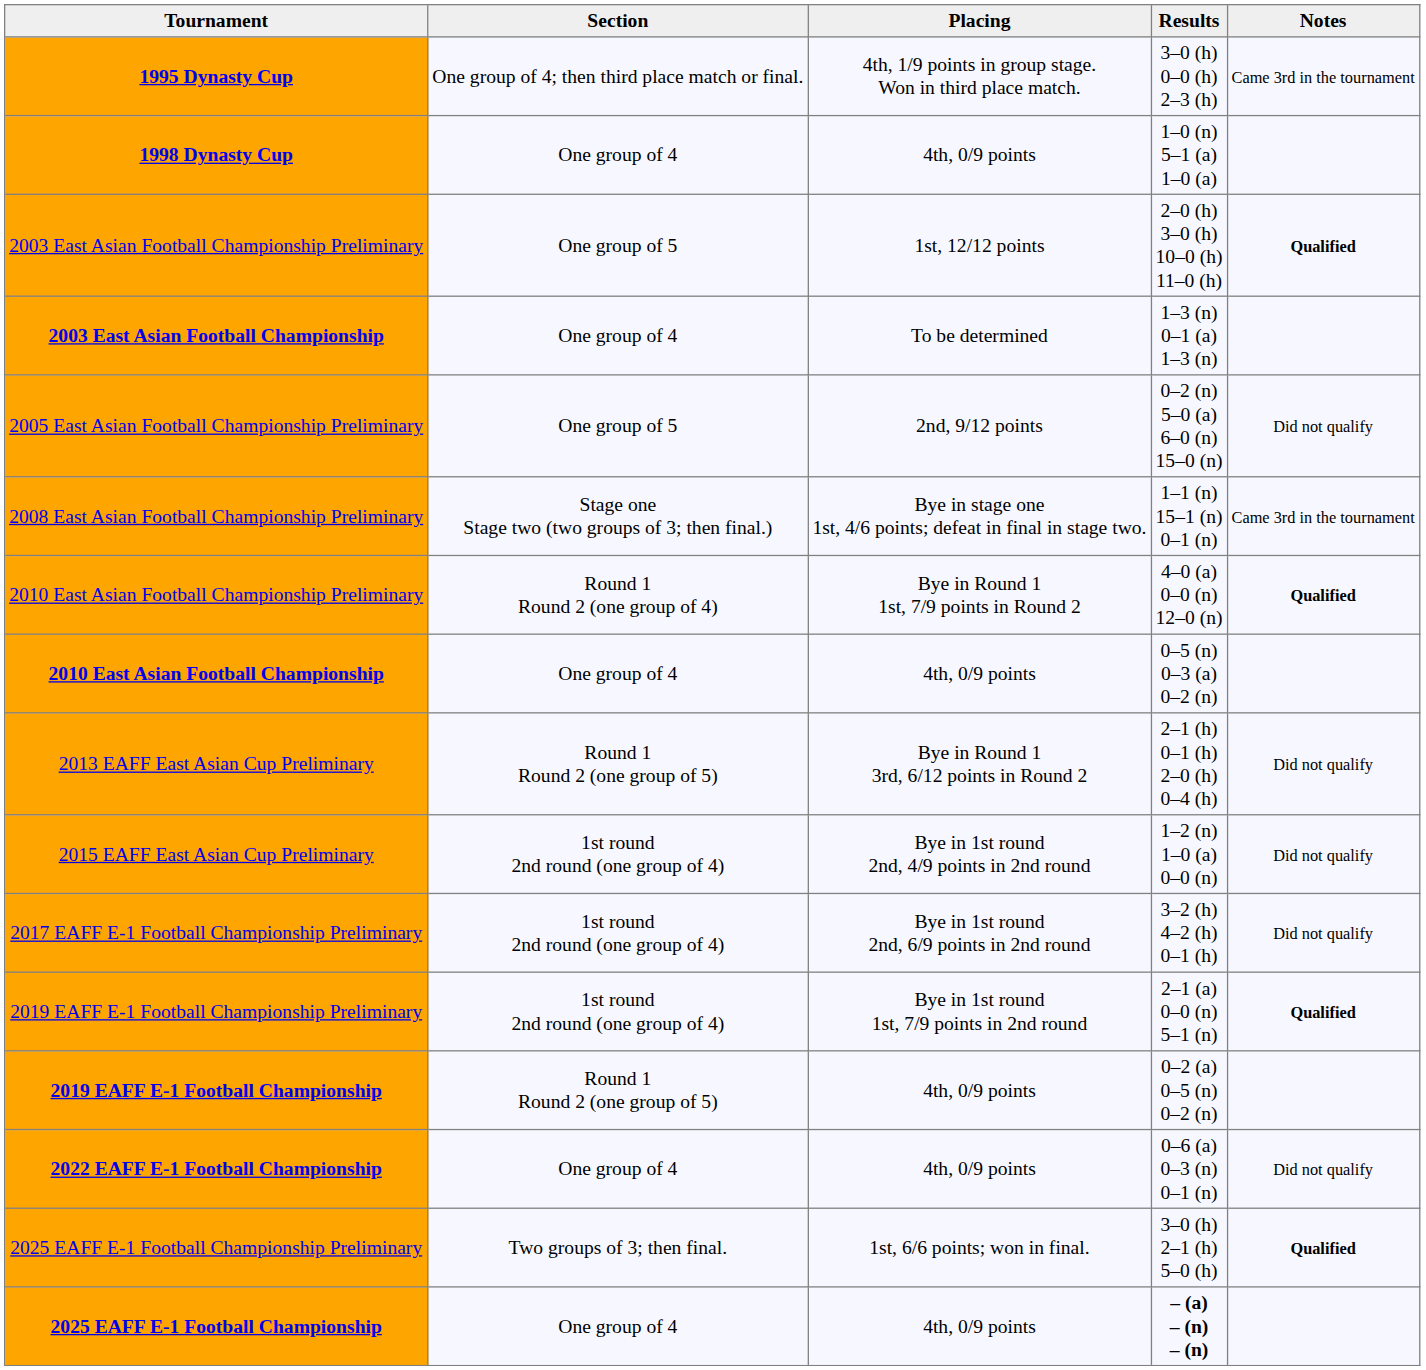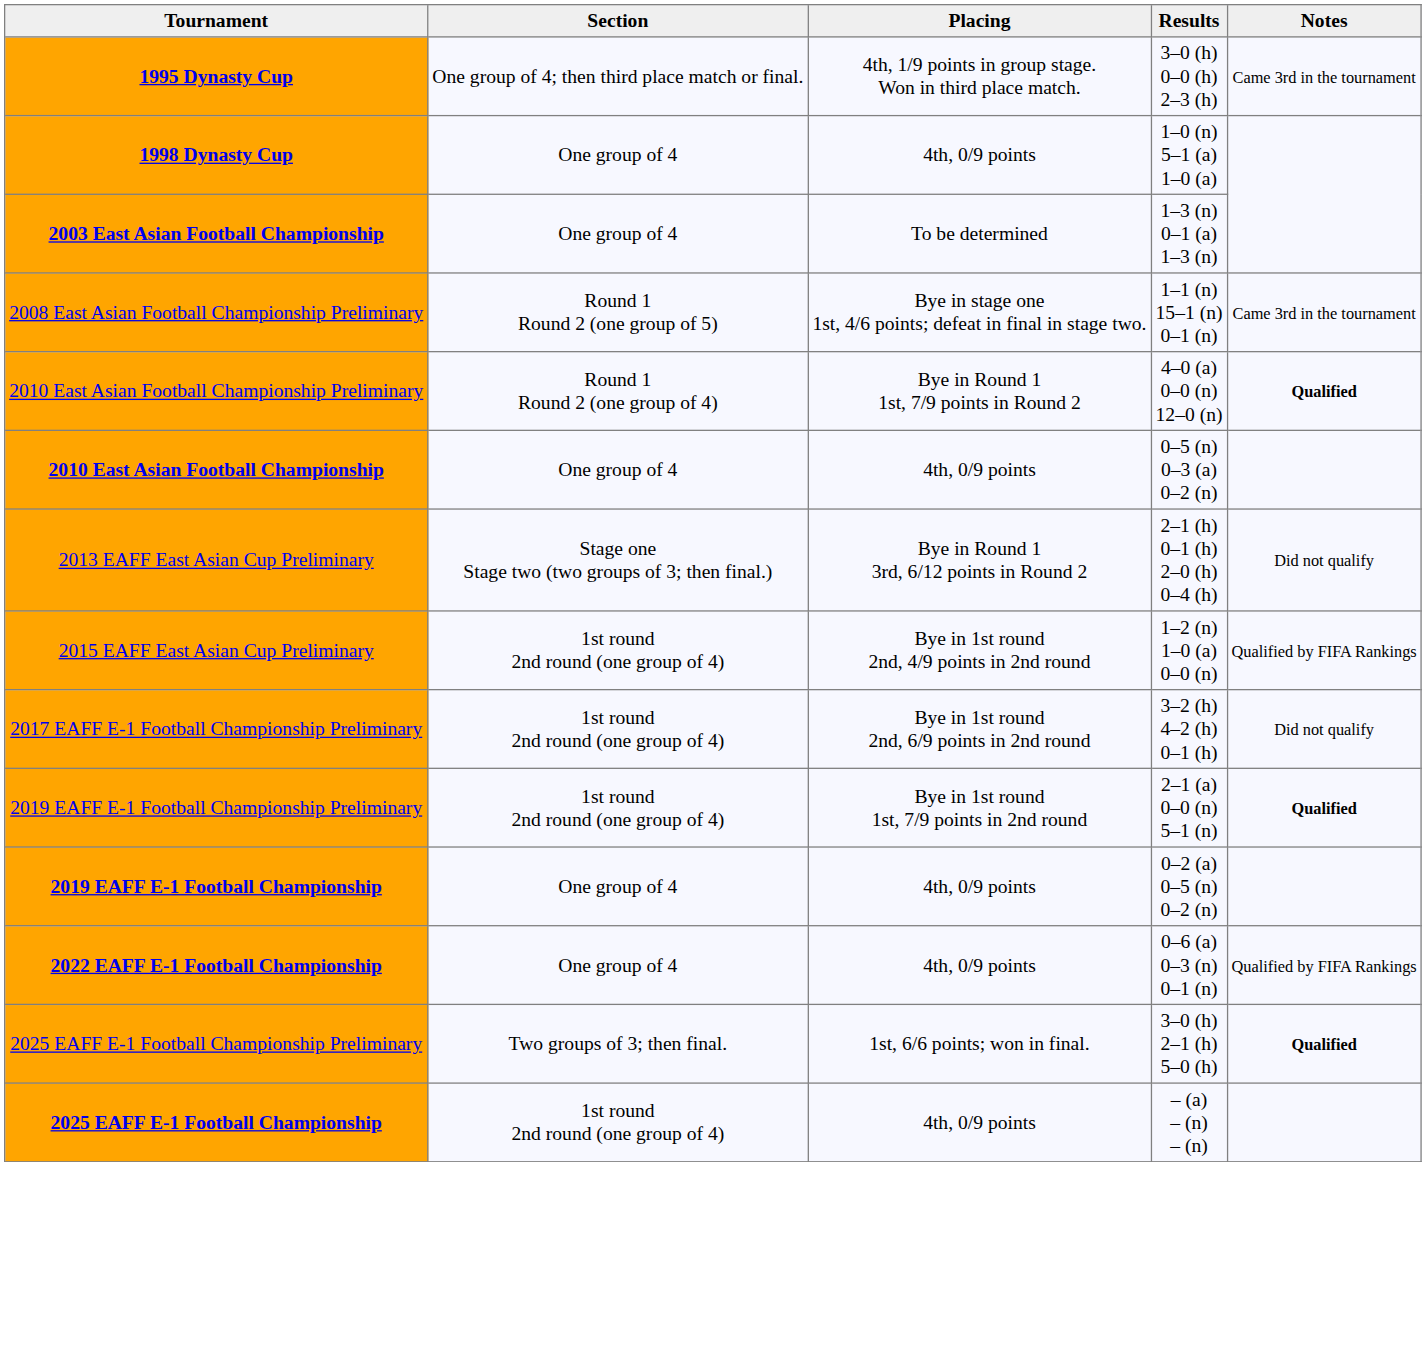- row: (216, 245)
- row: (216, 425)
(618, 515) Stage one Stage two (two groups of 3; then final.) -> (618, 312) Round 1 Round 2 (one group of 5)
(618, 763) Round 1 Round 2 (one group of 5) -> (618, 559) Stage one Stage two (two groups of 3; then final.)
(1323, 855) Did not qualify -> (1324, 652) Qualified by FIFA Rankings
(618, 1090) Round 1 Round 2 (one group of 5) -> (618, 886) One group of 4
(1323, 1170) Did not qualify -> (1324, 966) Qualified by FIFA Rankings
(618, 1326) One group of 4 -> (618, 1122) 1st round 2nd round (one group of 4)
(1189, 1326) bold -> (1189, 1122) normal
